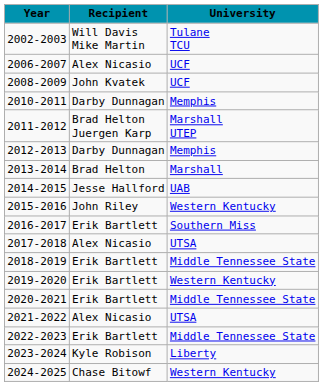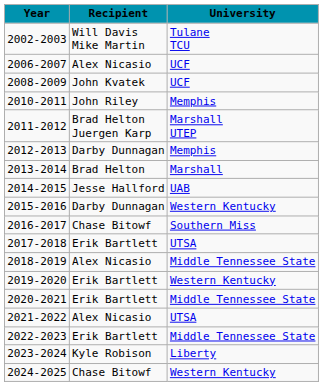(118, 100) Darby Dunnagan -> (105, 100) John Riley
(105, 206) John Riley -> (118, 206) Darby Dunnagan
(115, 224) Erik Bartlett -> (112, 224) Chase Bitowf
(112, 243) Alex Nicasio -> (115, 243) Erik Bartlett
(115, 261) Erik Bartlett -> (112, 261) Alex Nicasio
